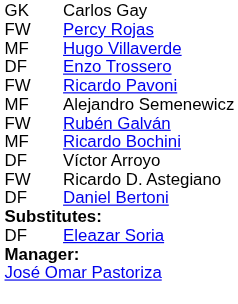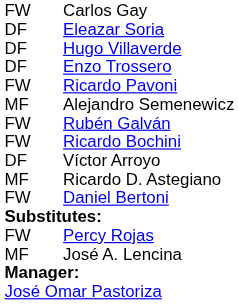(17, 10) GK -> (18, 10) FW
rows swapped: (114, 235) <-> (108, 29)
(17, 48) MF -> (16, 48) DF
(17, 141) MF -> (18, 141) FW
(18, 179) FW -> (17, 179) MF
(16, 198) DF -> (18, 198) FW
+ row: (122, 254)
